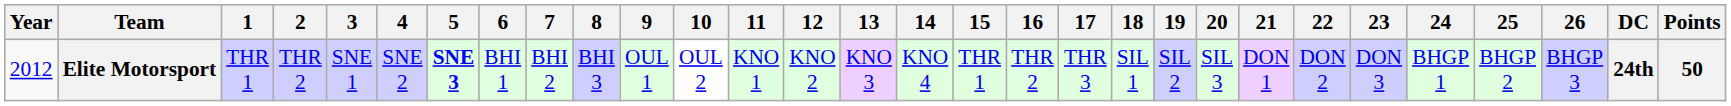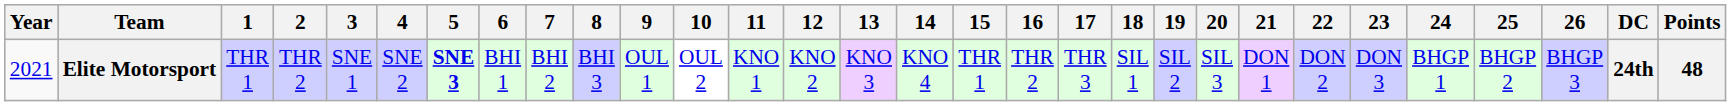(31, 69) 2012 -> (31, 69) 2021
(1692, 69) 50 -> (1692, 69) 48
